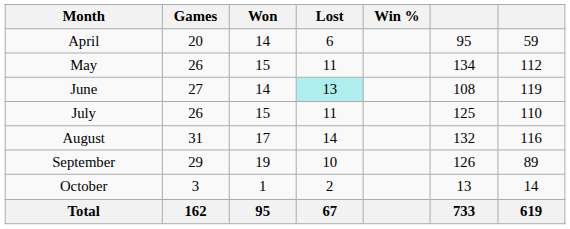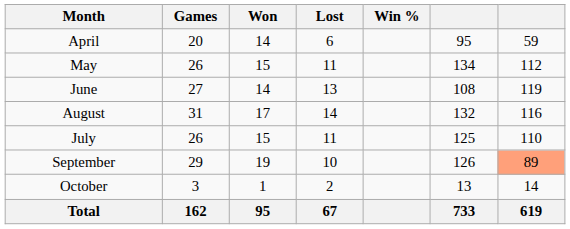(330, 89) paleturquoise background -> (330, 89) no background
rows swapped: (84, 113) <-> (84, 138)
(531, 162) no background -> (531, 162) lightsalmon background
